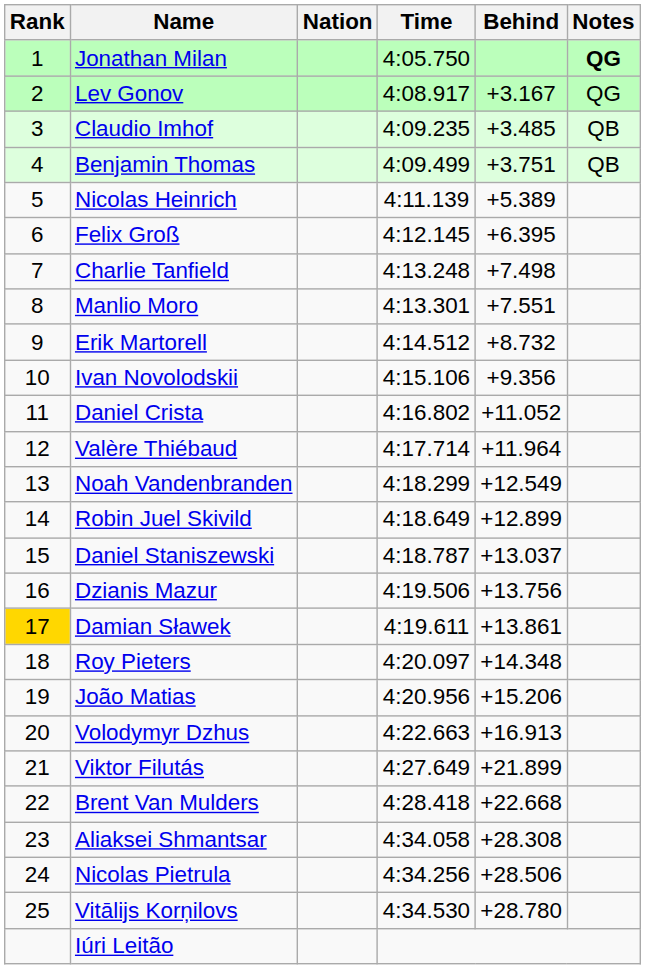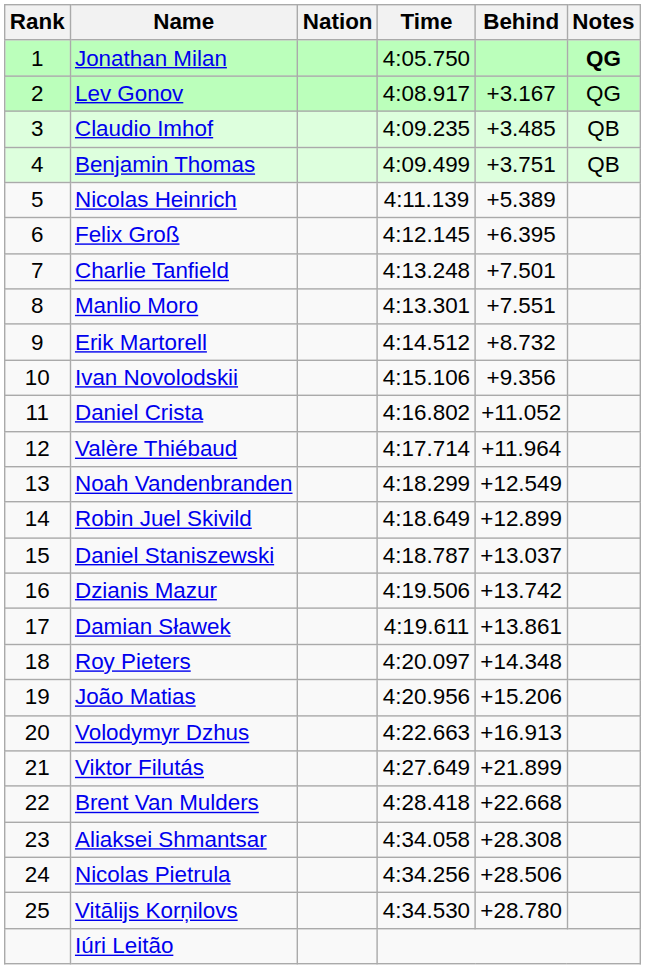(521, 270) +7.498 -> (521, 270) +7.501
(521, 590) +13.756 -> (521, 590) +13.742
(37, 626) gold background -> (37, 626) no background
